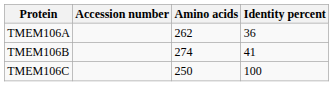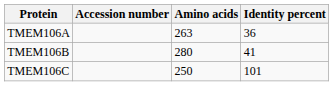(184, 33) 262 -> (184, 33) 263
(184, 52) 274 -> (184, 52) 280
(253, 71) 100 -> (253, 71) 101
